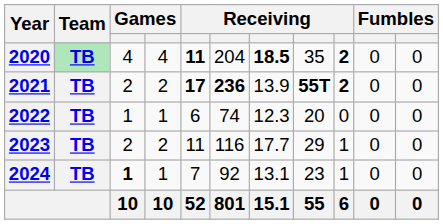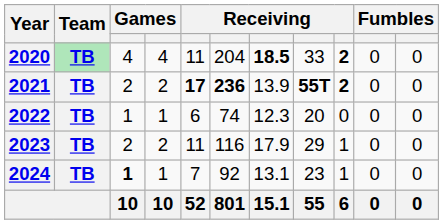(195, 57) bold -> (195, 57) normal
(314, 57) 35 -> (314, 57) 33
(272, 145) 17.7 -> (272, 145) 17.9
